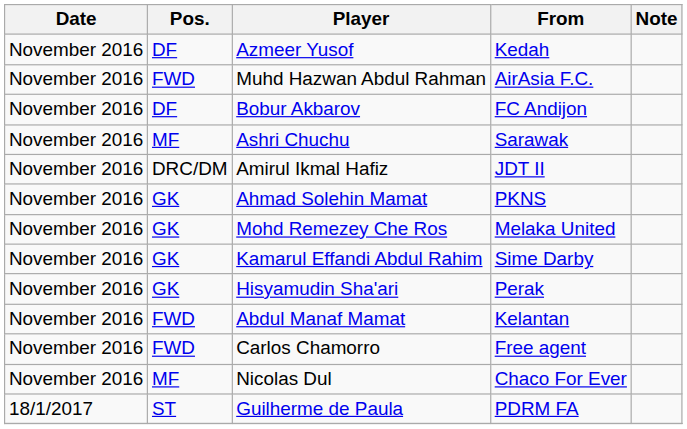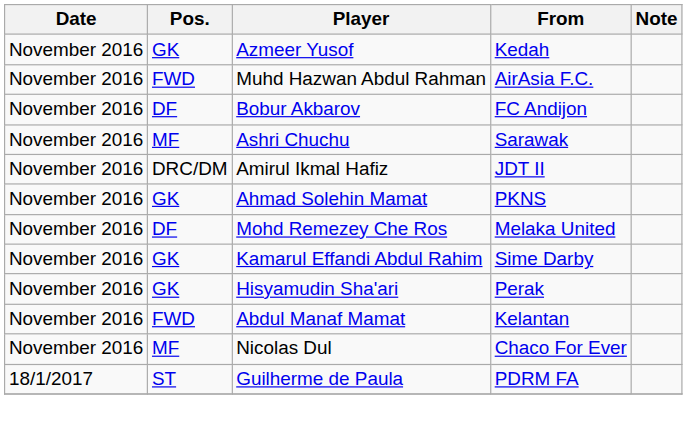(165, 49) DF -> (166, 49) GK
(166, 229) GK -> (165, 229) DF
- row: (308, 348)
